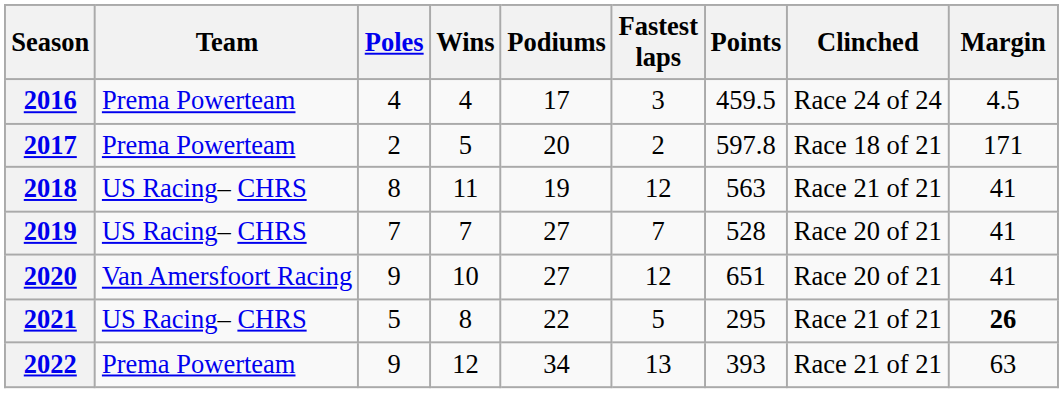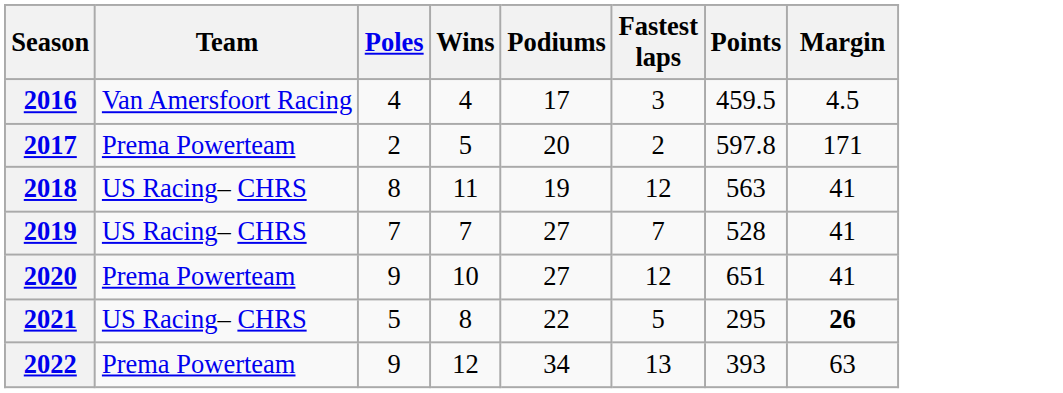- column: (868, 41)
(199, 100) Prema Powerteam -> (227, 100) Van Amersfoort Racing
(227, 275) Van Amersfoort Racing -> (199, 275) Prema Powerteam
